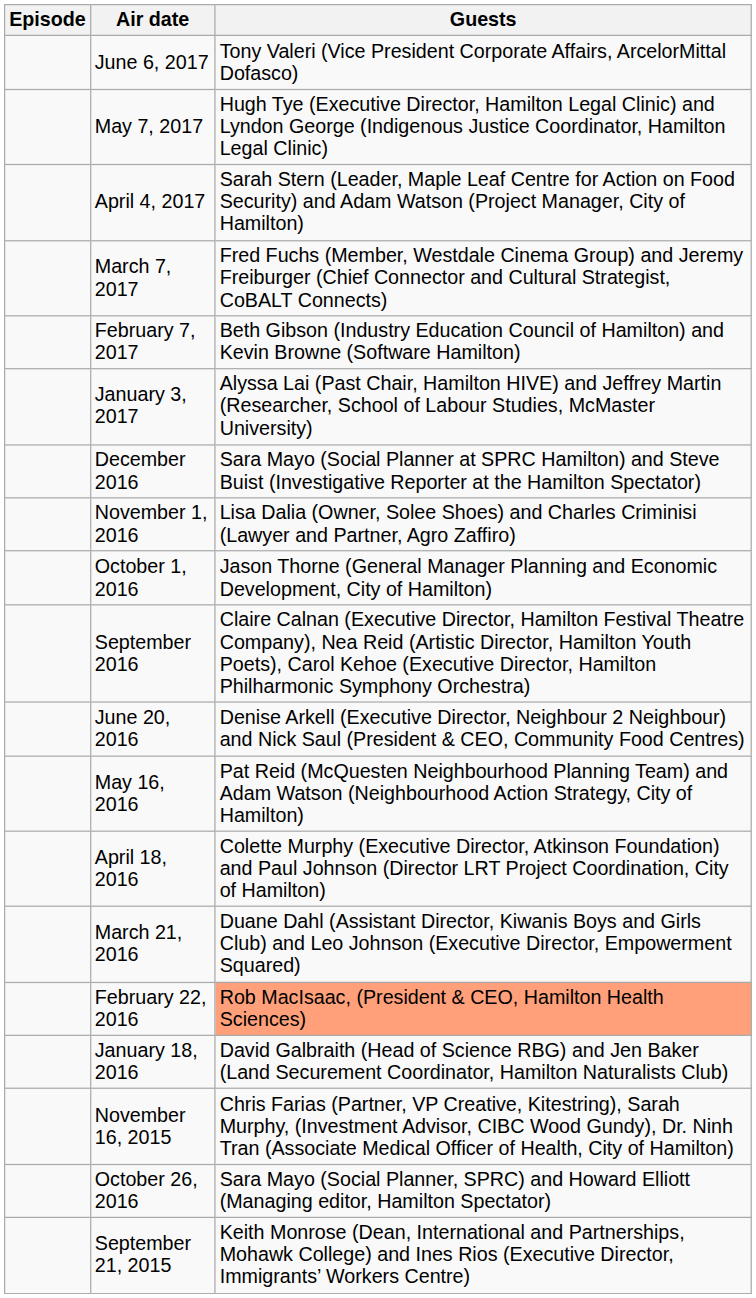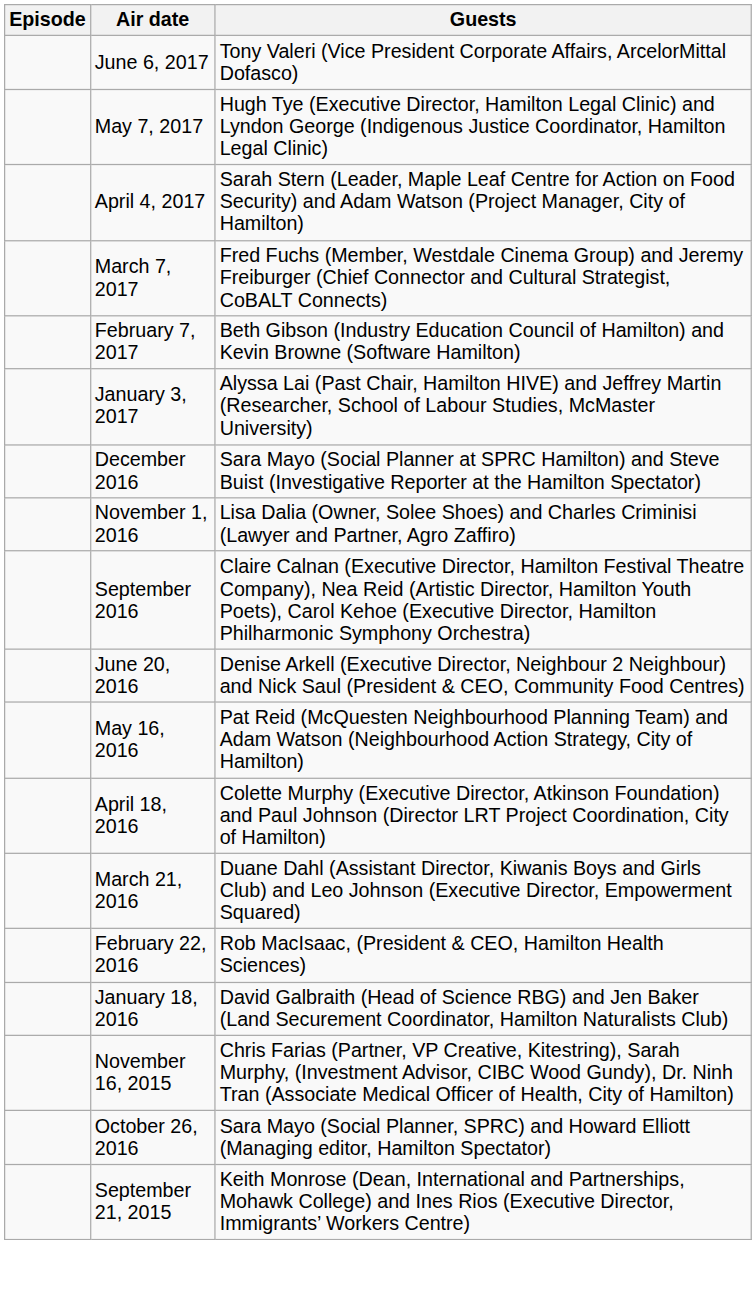- row: (141, 577)
(442, 1008) lightsalmon background -> (442, 955) no background
